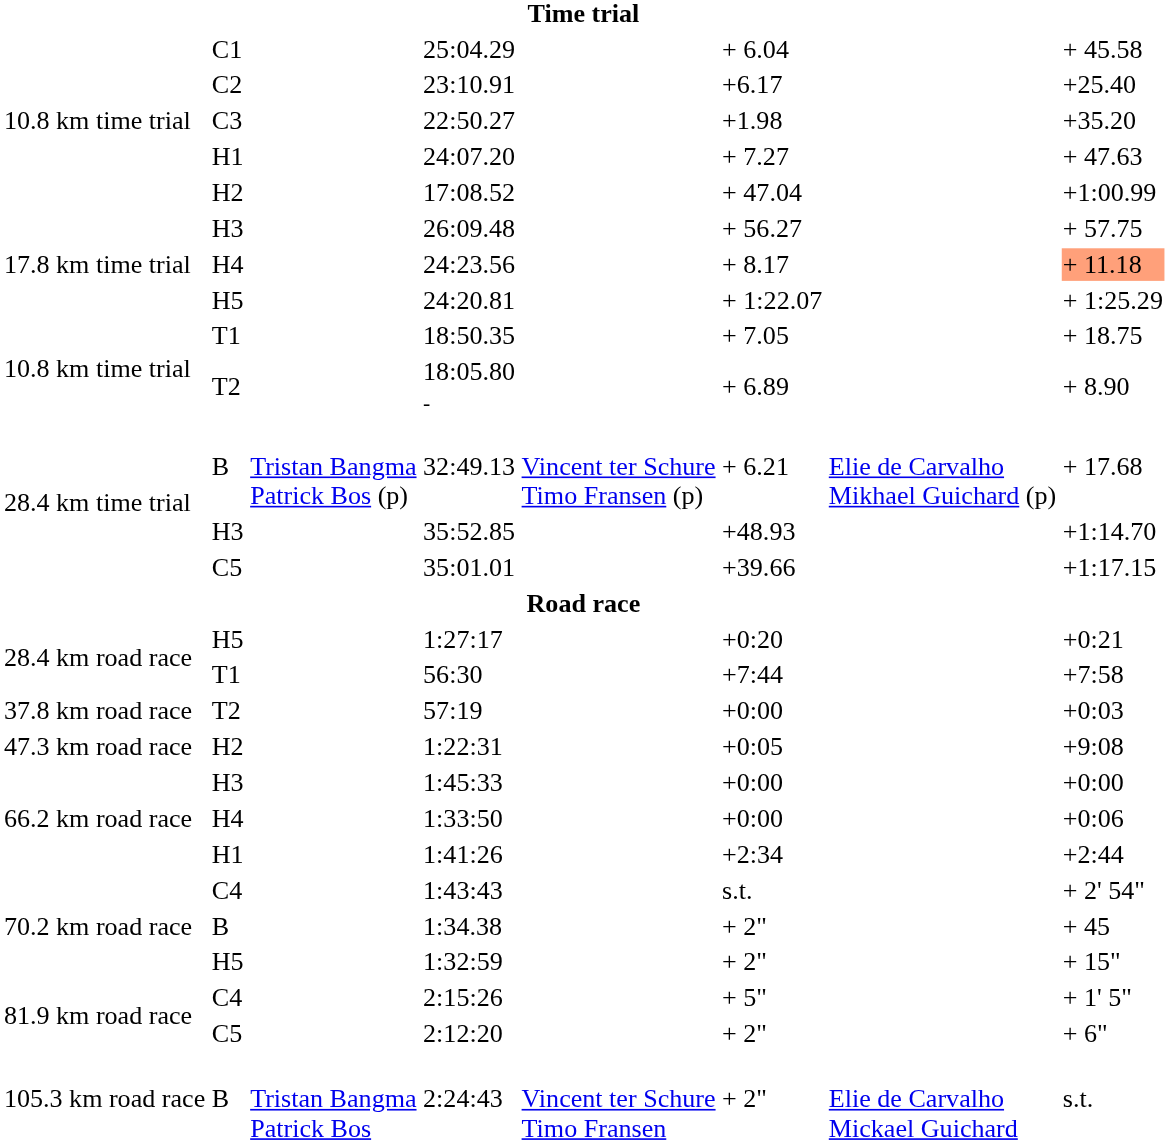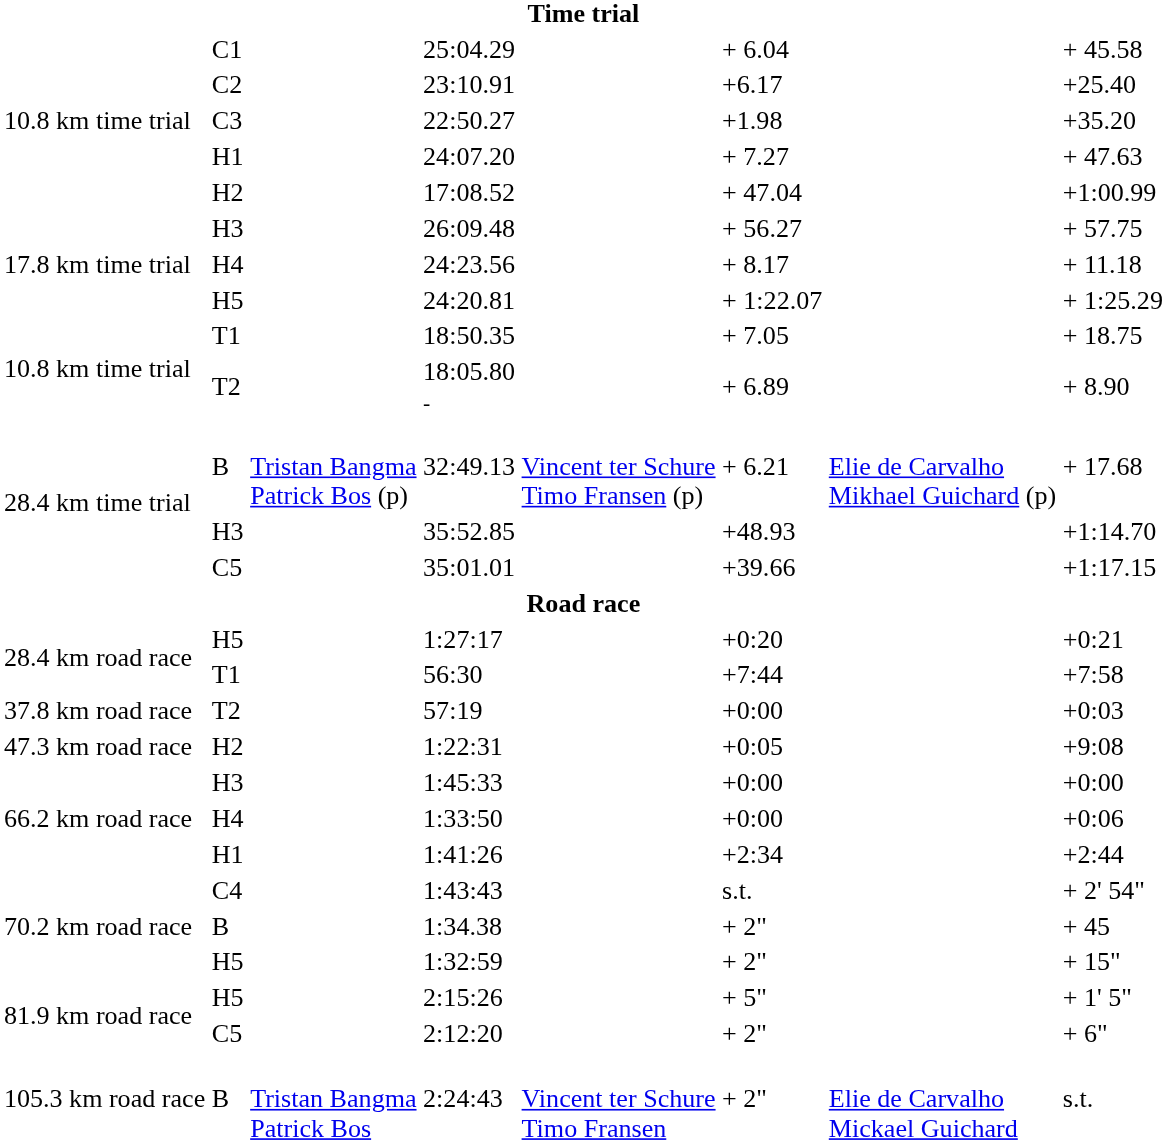(1102, 264) lightsalmon background -> (1102, 264) no background
(227, 997) C4 -> (228, 997) H5
